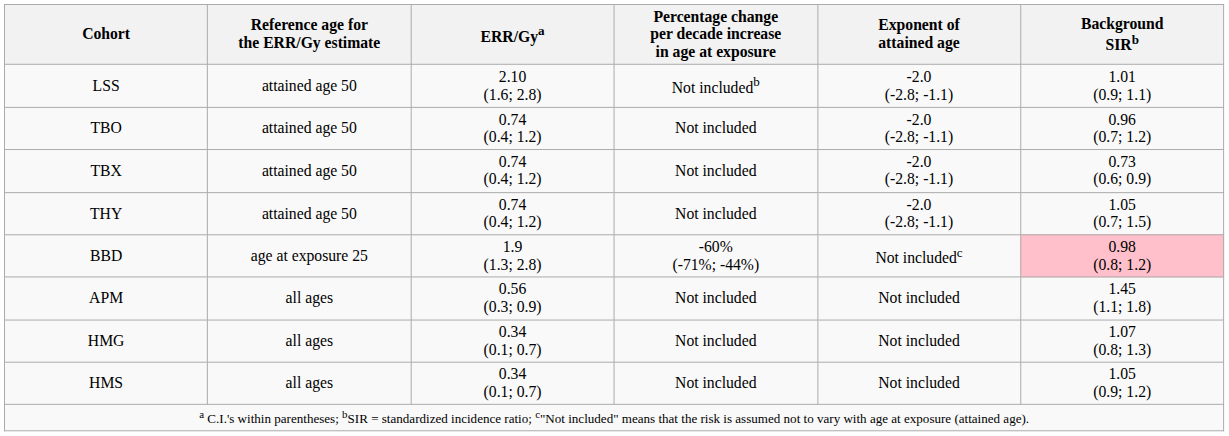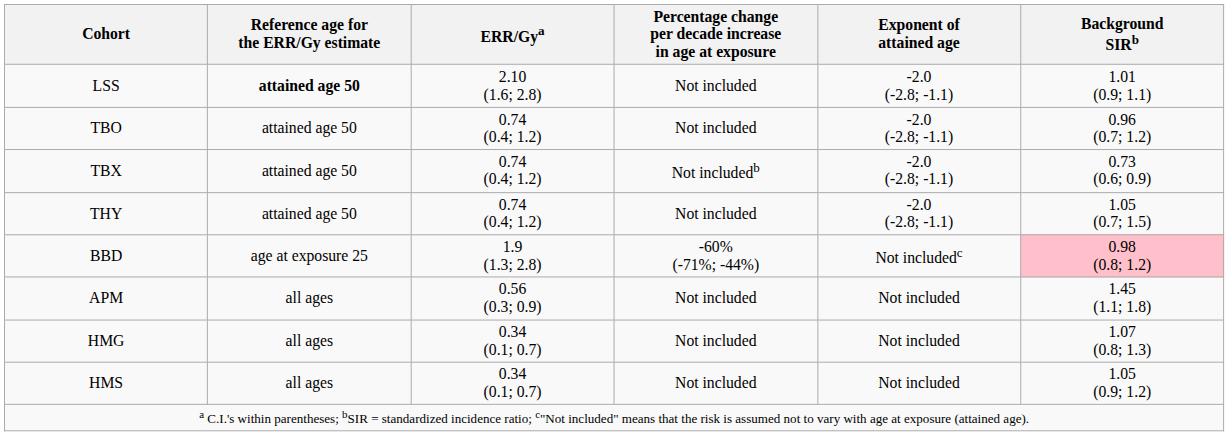(309, 85) normal -> (309, 85) bold
(716, 85) Not includedb -> (716, 85) Not included
(716, 170) Not included -> (716, 170) Not includedb
